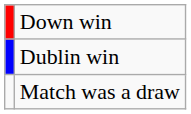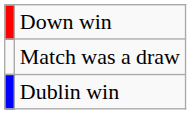rows swapped: (69, 56) <-> (100, 91)
